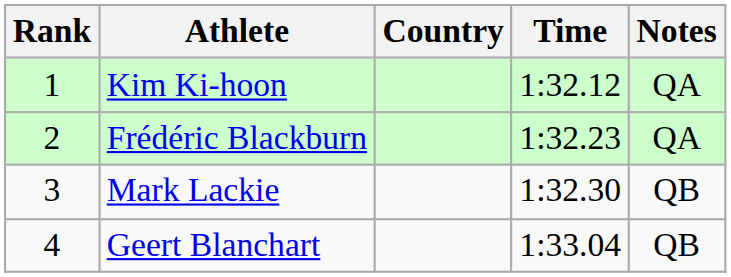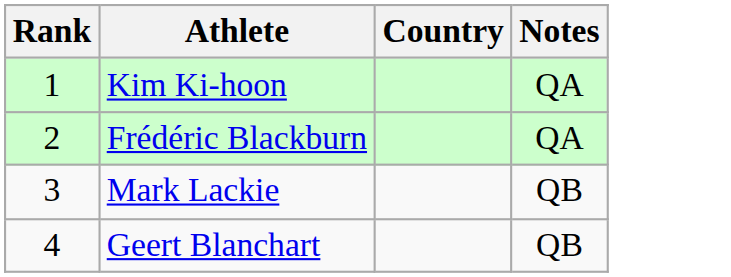- column: (570, 31)
